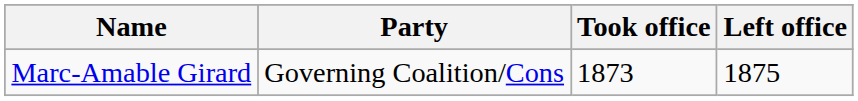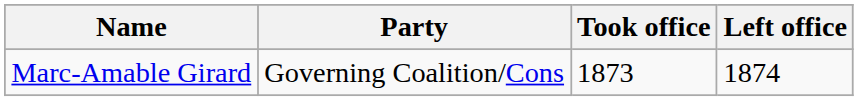(752, 71) 1875 -> (752, 71) 1874
